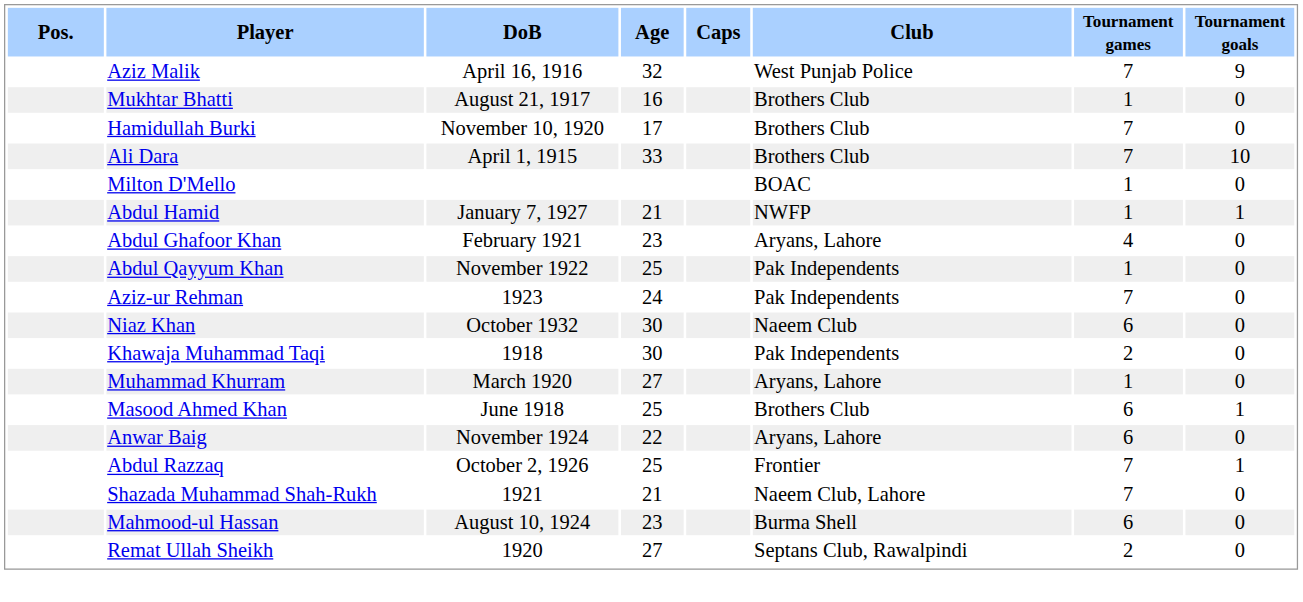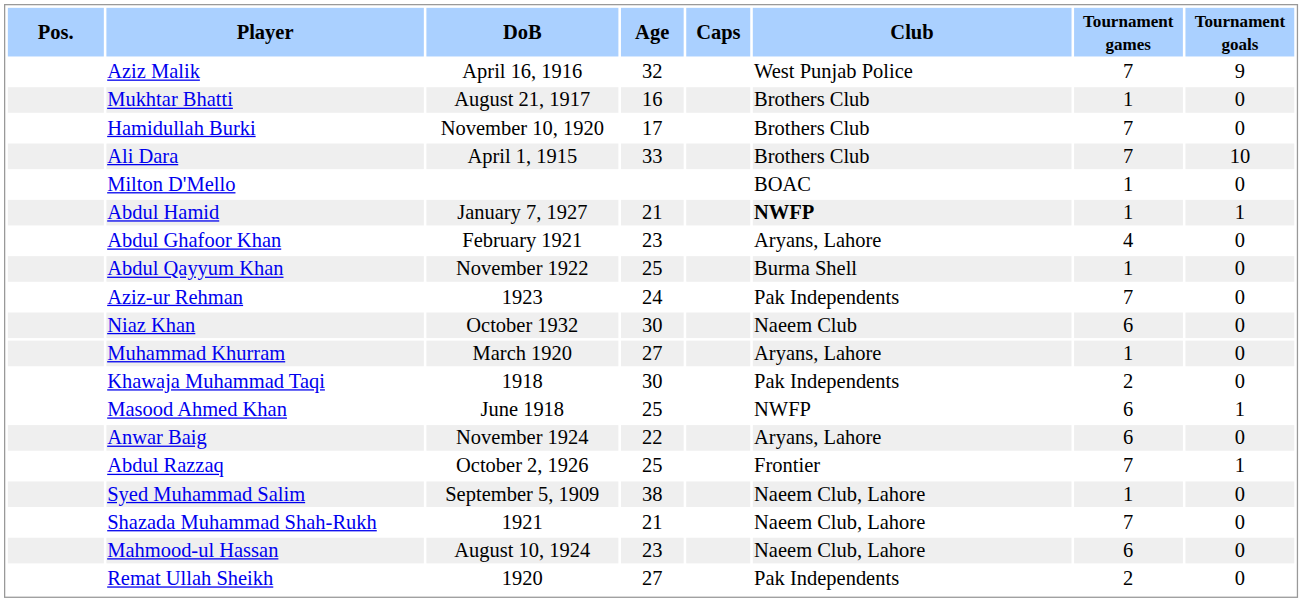(783, 212) normal -> (784, 212) bold
(827, 268) Pak Independents -> (806, 268) Burma Shell
rows swapped: (216, 353) <-> (196, 381)
(812, 409) Brothers Club -> (783, 409) NWFP
+ row: (206, 494)
(806, 522) Burma Shell -> (840, 550) Naeem Club, Lahore
(861, 550) Septans Club, Rawalpindi -> (827, 578) Pak Independents
